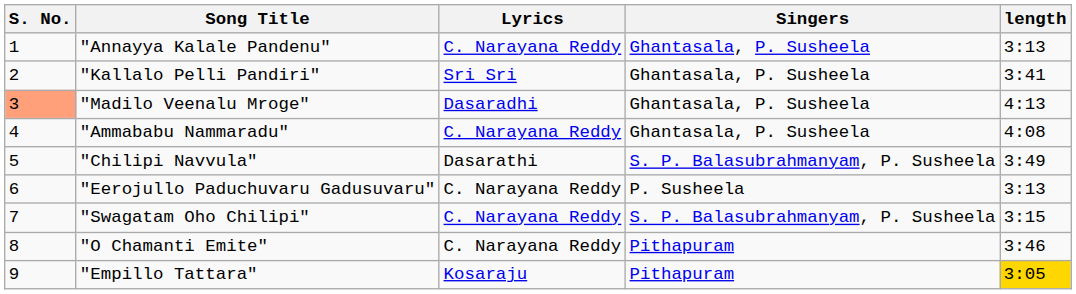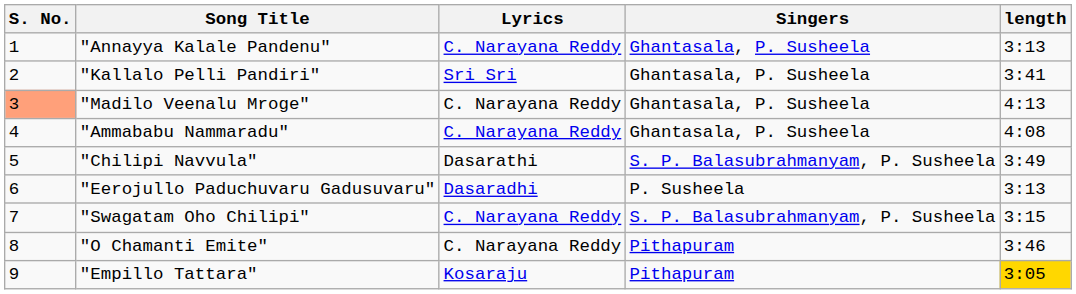(491, 104) Dasaradhi -> (532, 104) C. Narayana Reddy
(532, 189) C. Narayana Reddy -> (491, 189) Dasaradhi
